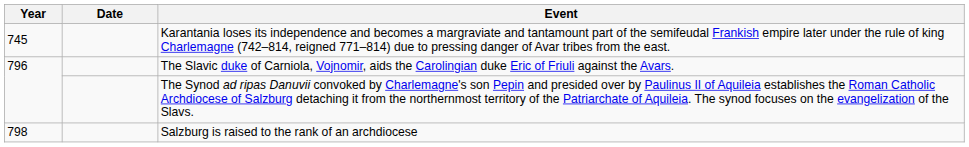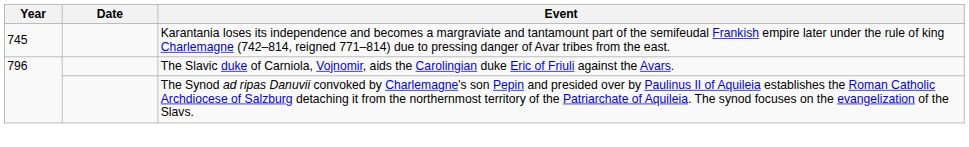- row: (289, 132)
